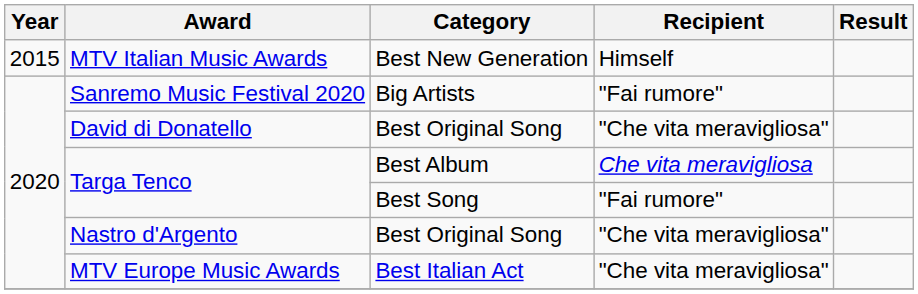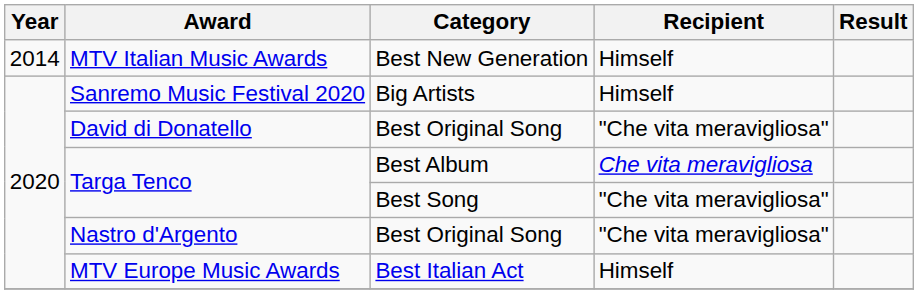(35, 57) 2015 -> (35, 57) 2014
(661, 93) "Fai rumore" -> (636, 93) Himself
(661, 199) "Fai rumore" -> (714, 199) "Che vita meravigliosa"
(714, 270) "Che vita meravigliosa" -> (636, 270) Himself
